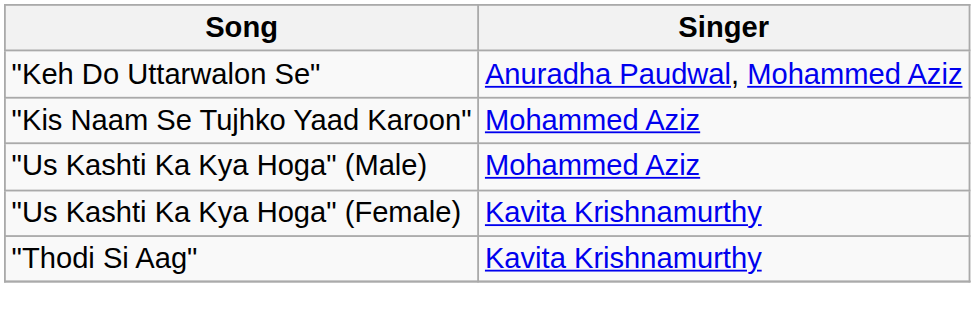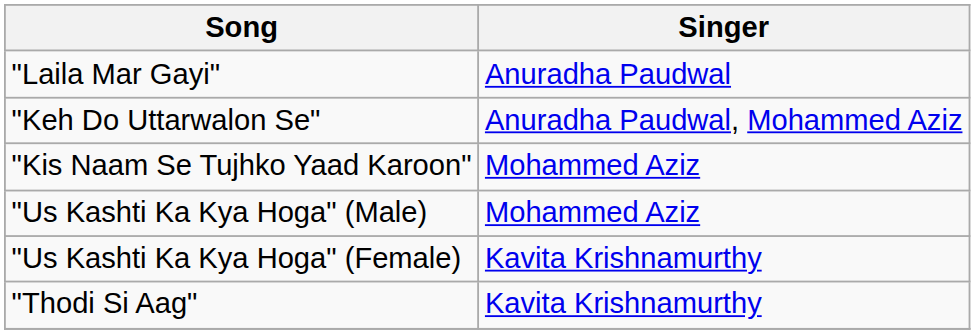+ row: (116, 73)
